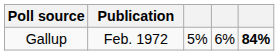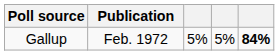(225, 39) 6% -> (225, 39) 5%
